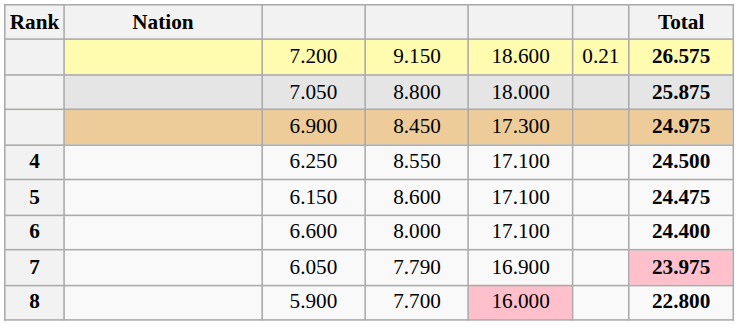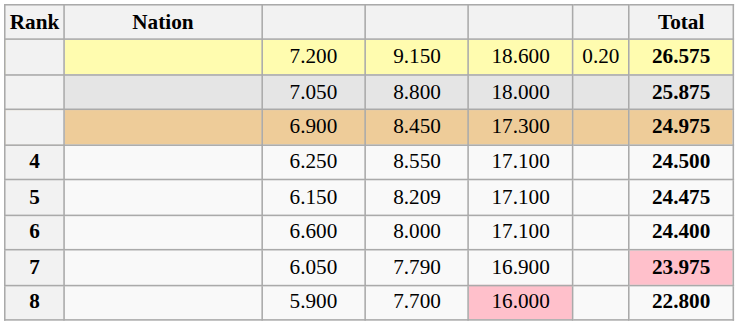(601, 56) 0.21 -> (601, 56) 0.20
(417, 196) 8.600 -> (417, 196) 8.209
